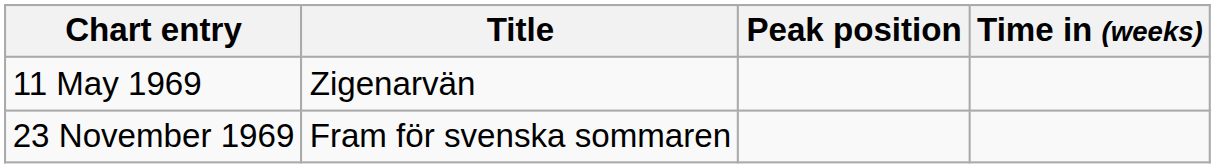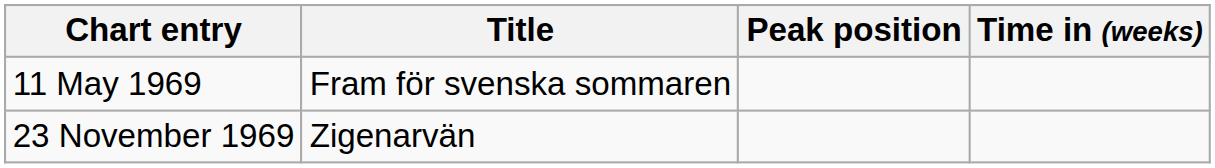(392, 83) Zigenarvän -> (520, 83) Fram för svenska sommaren
(520, 135) Fram för svenska sommaren -> (392, 135) Zigenarvän
